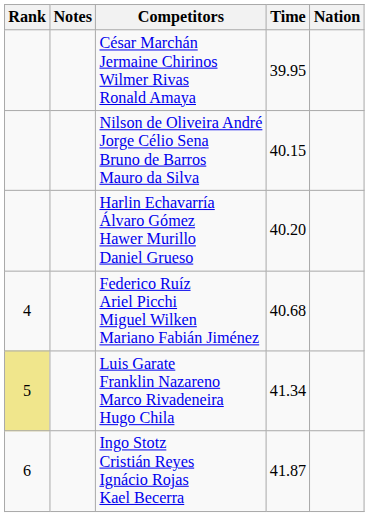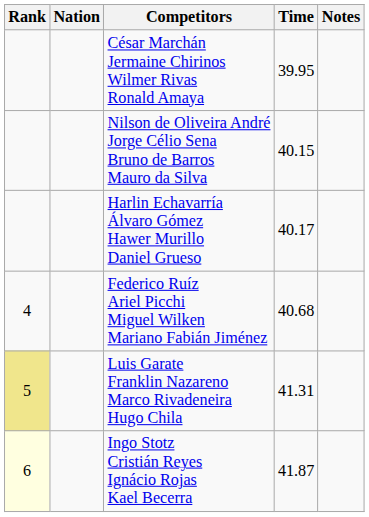columns swapped: (337, 17) <-> (73, 17)
(288, 230) 40.20 -> (296, 230) 40.17
(288, 390) 41.34 -> (296, 390) 41.31
(27, 471) no background -> (27, 471) lightyellow background
